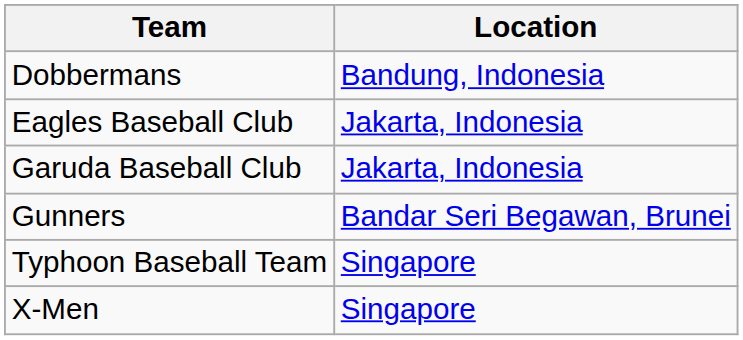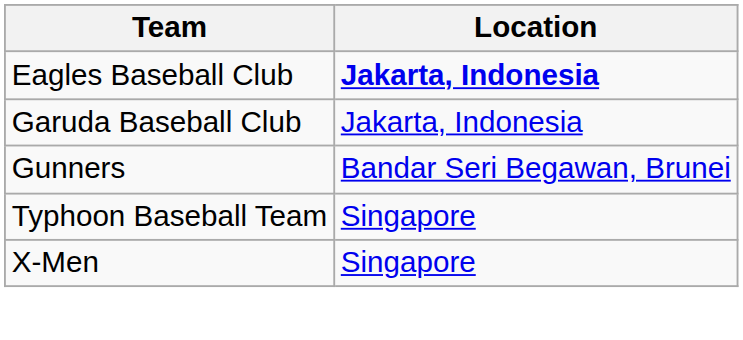- row: (96, 74)
(462, 121) normal -> (470, 74) bold
